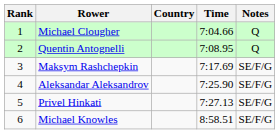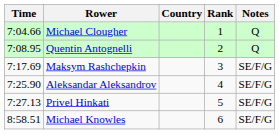columns swapped: (20, 13) <-> (216, 13)
